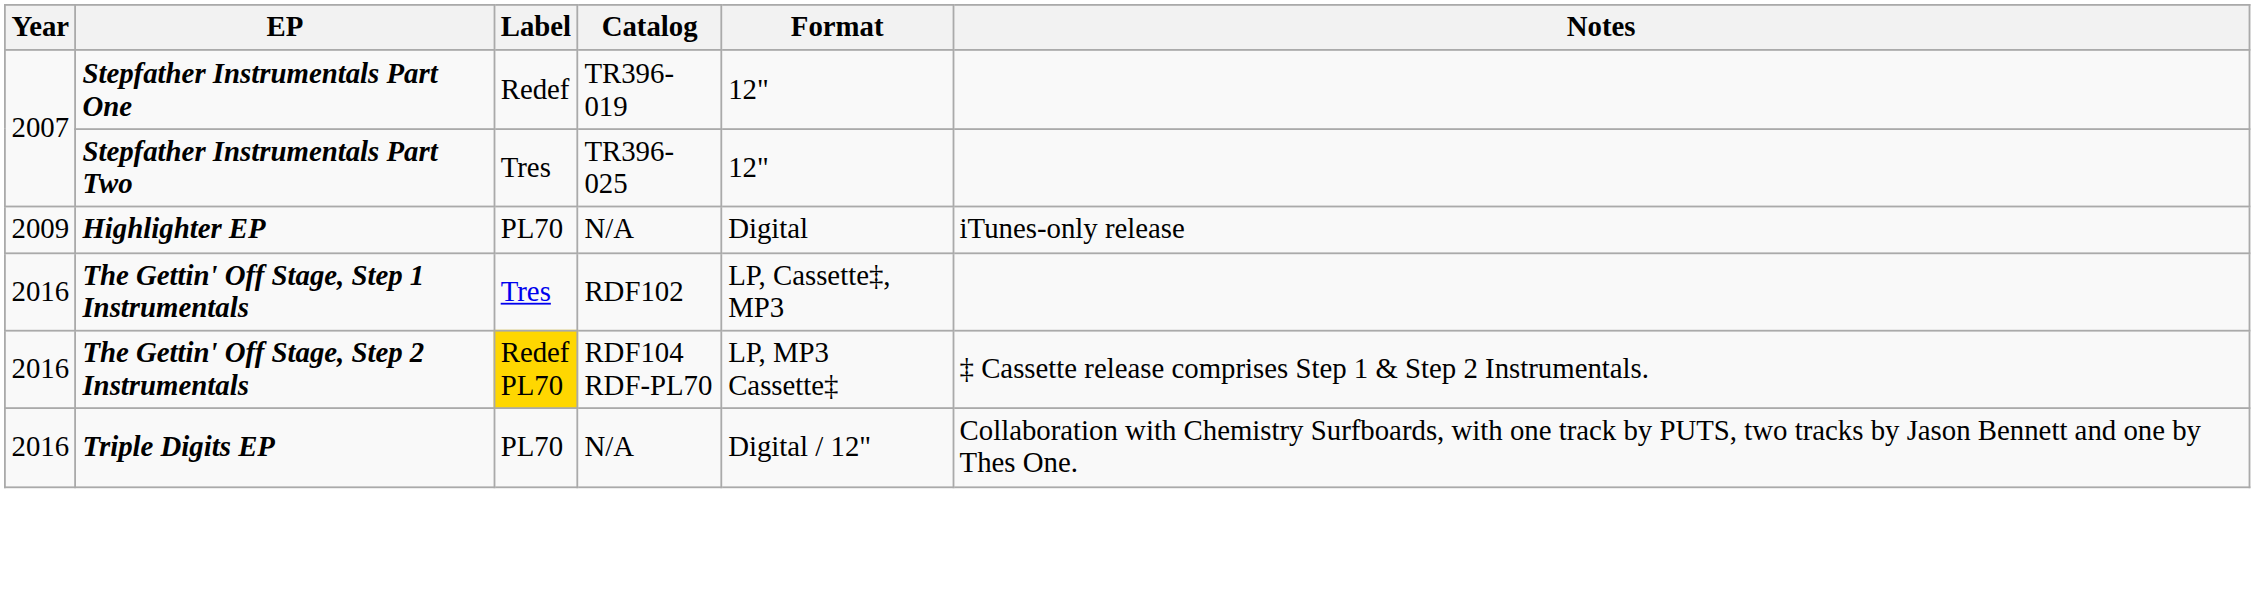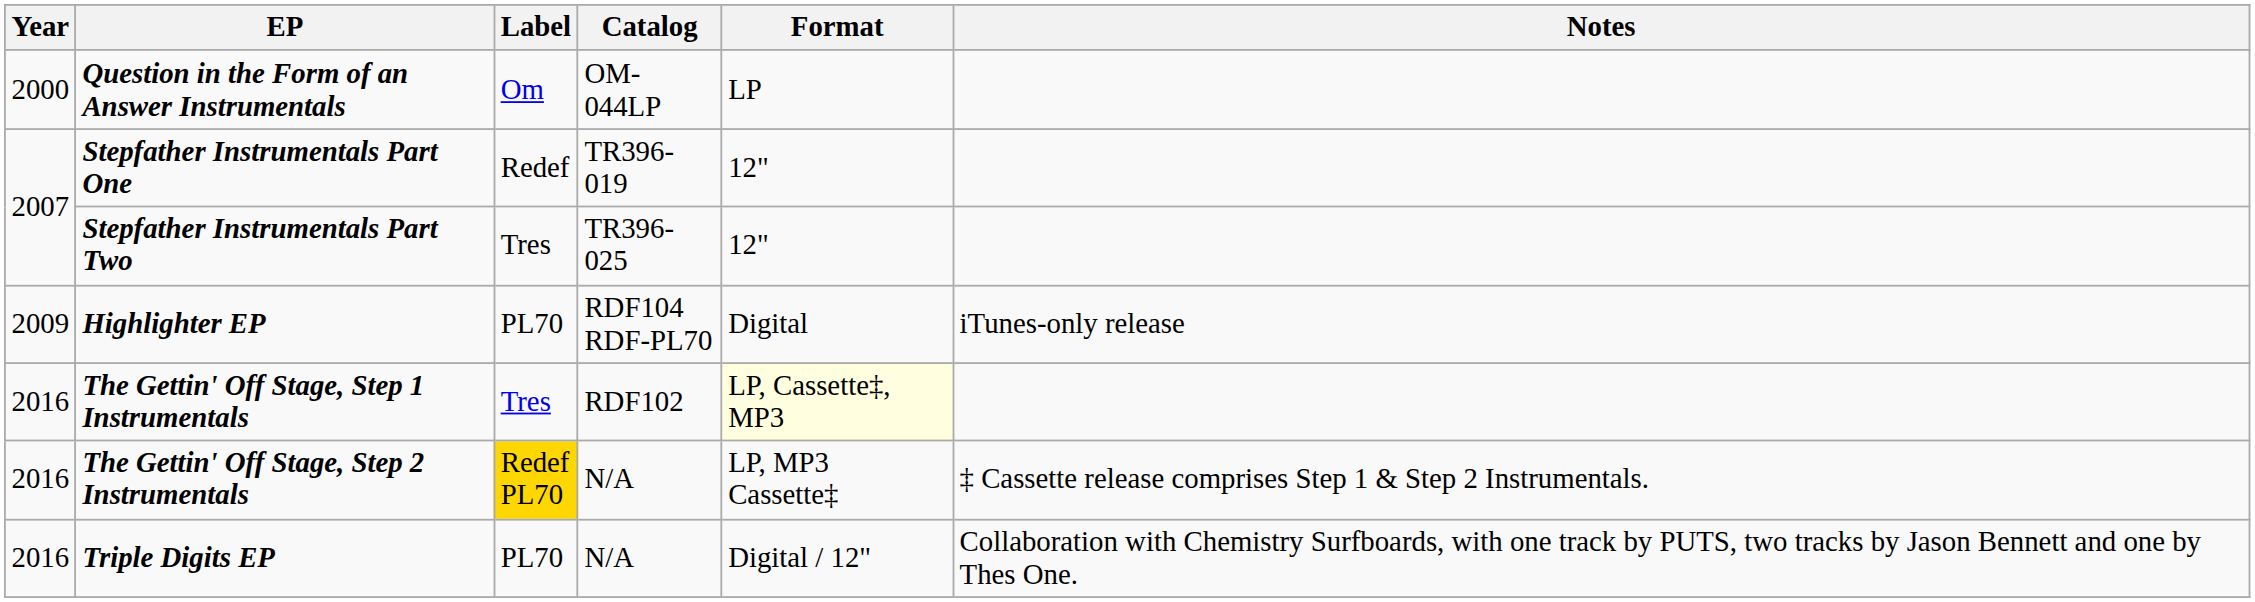+ row: (245, 89)
(609, 229) N/A -> (648, 323) RDF104 RDF-PL70
(809, 291) no background -> (809, 401) lightyellow background
(648, 369) RDF104 RDF-PL70 -> (609, 479) N/A
